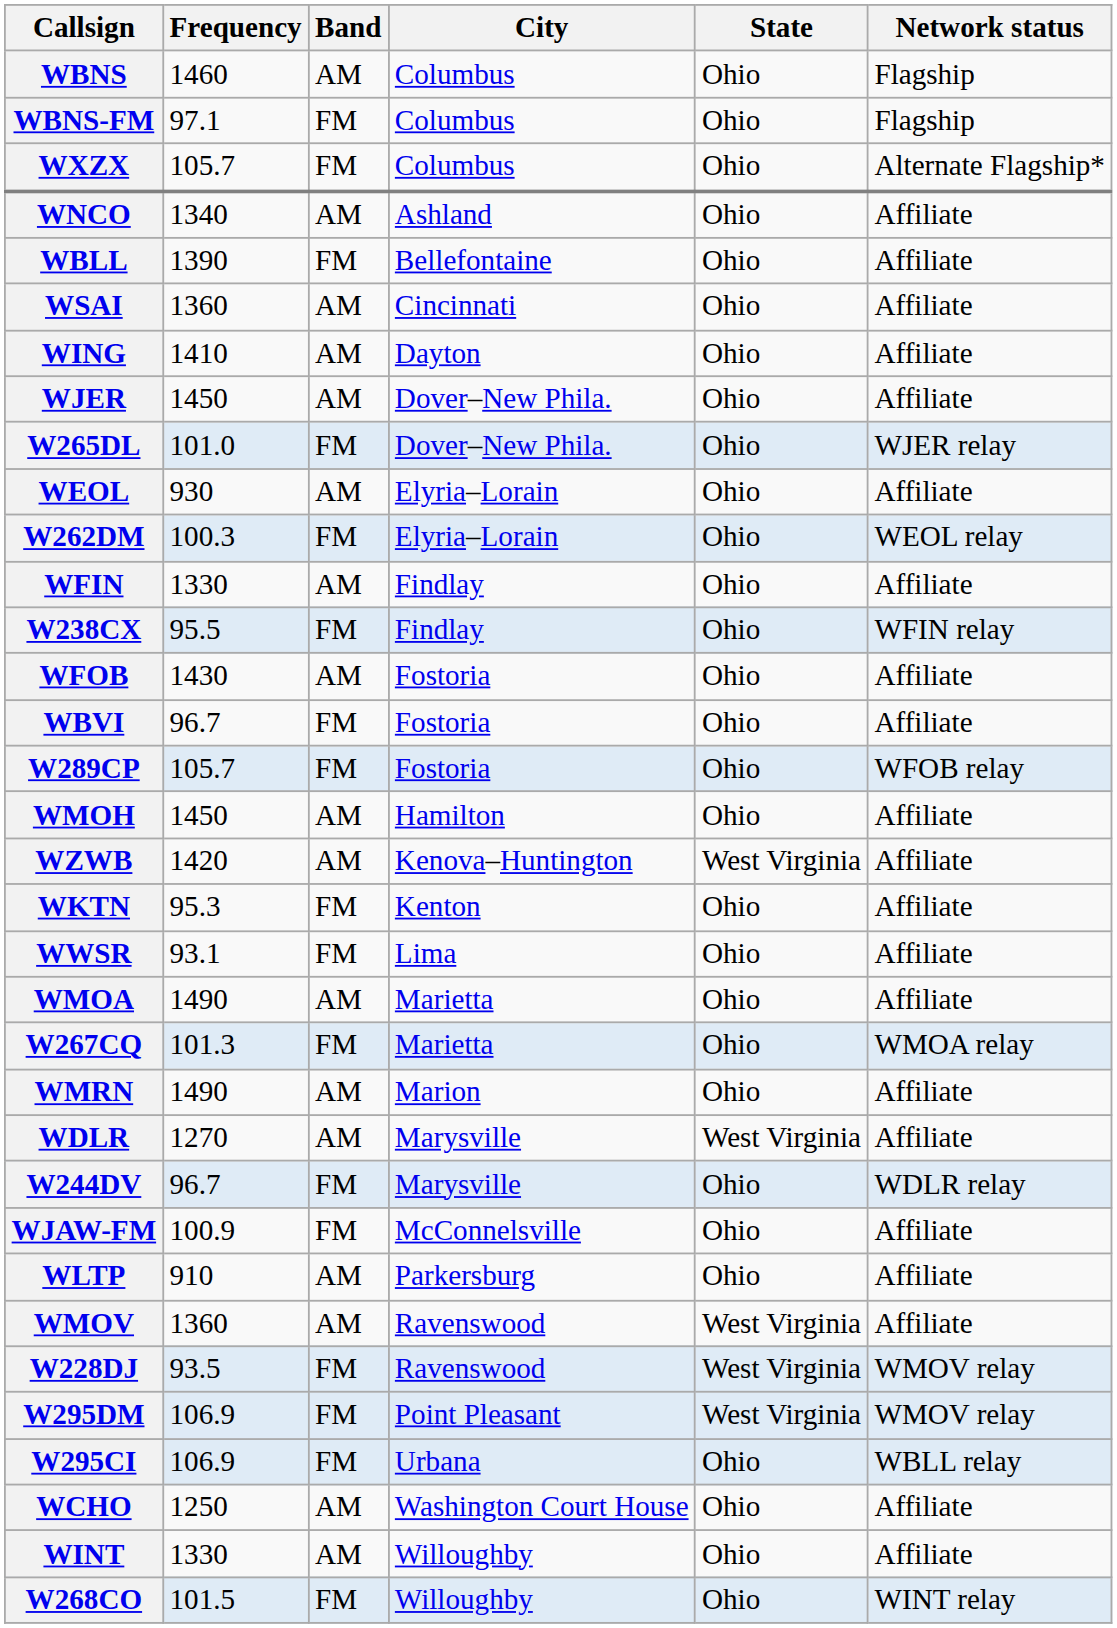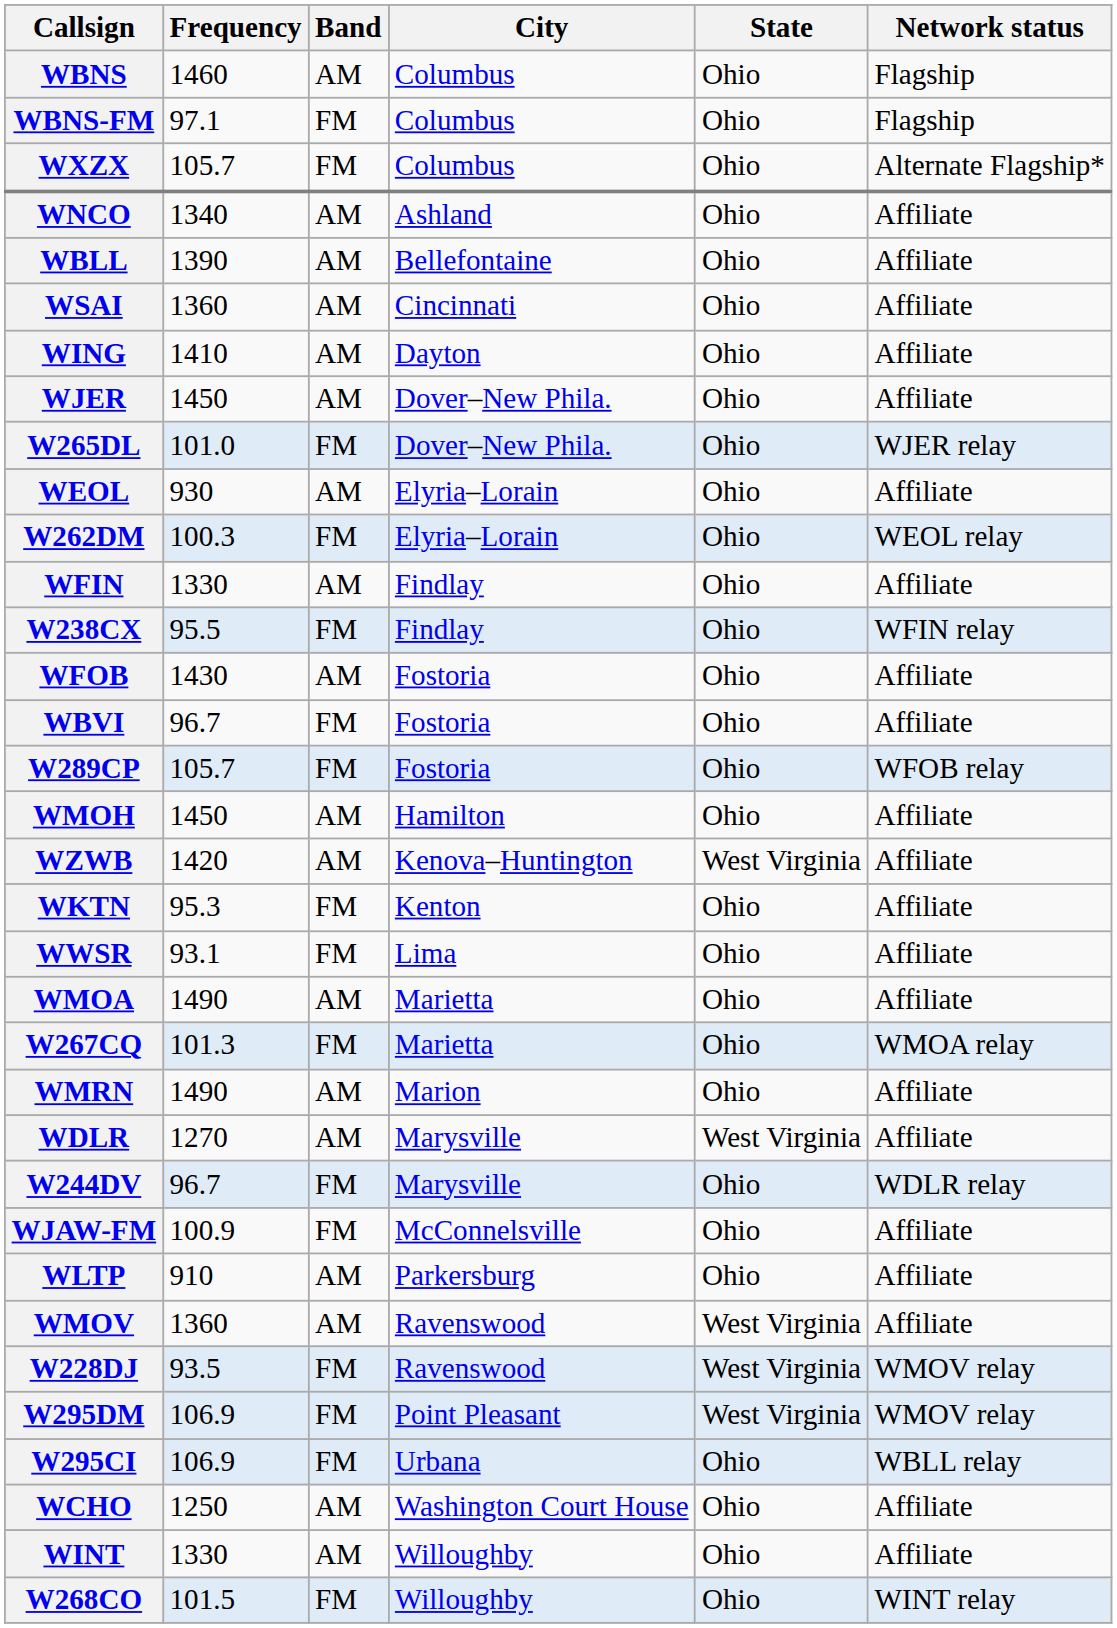(336, 260) FM -> (339, 260) AM
